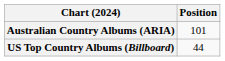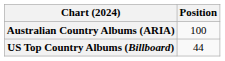(198, 30) 101 -> (198, 30) 100
